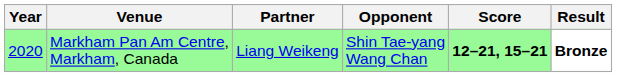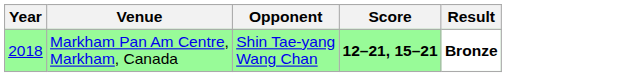- column: (287, 17)
(25, 50) 2020 -> (25, 50) 2018
